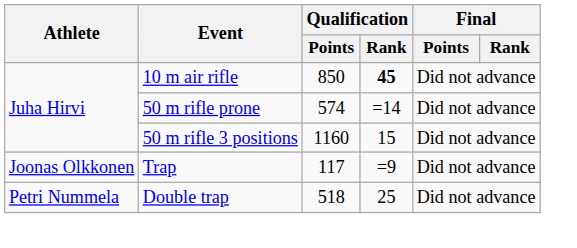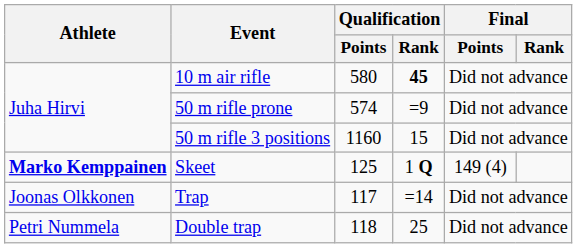(331, 78) 850 -> (364, 78) 580
(386, 108) =14 -> (419, 108) =9
+ row: (195, 167)
(386, 167) =9 -> (419, 197) =14
(331, 197) 518 -> (364, 227) 118
